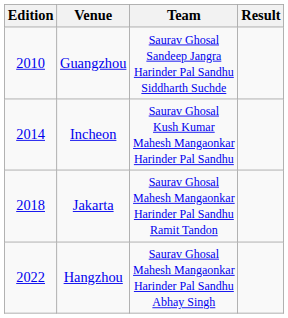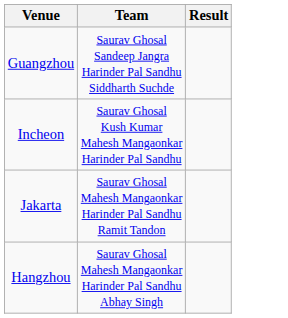- column: (31, 15)
